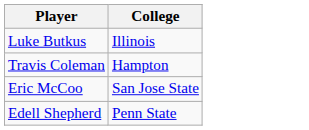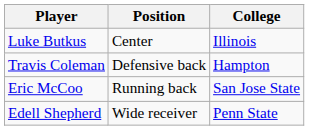+ column: (159, 16)
